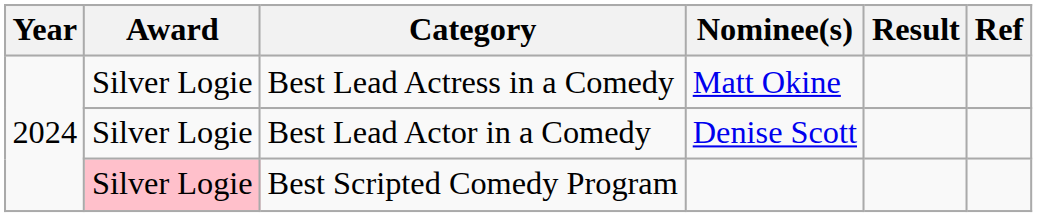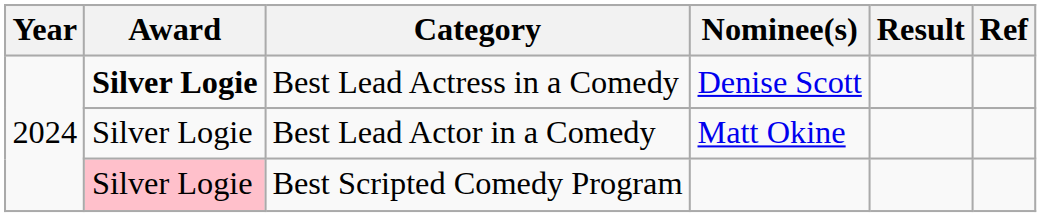(172, 81) normal -> (175, 81) bold
(767, 81) Matt Okine -> (780, 81) Denise Scott
(775, 132) Denise Scott -> (772, 132) Matt Okine
